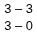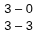rows swapped: (19, 8) <-> (19, 26)
